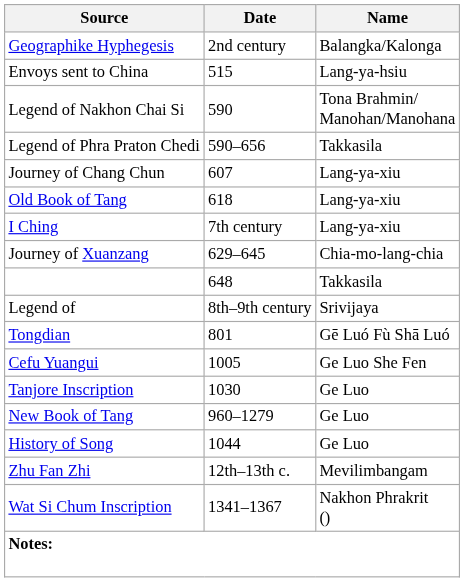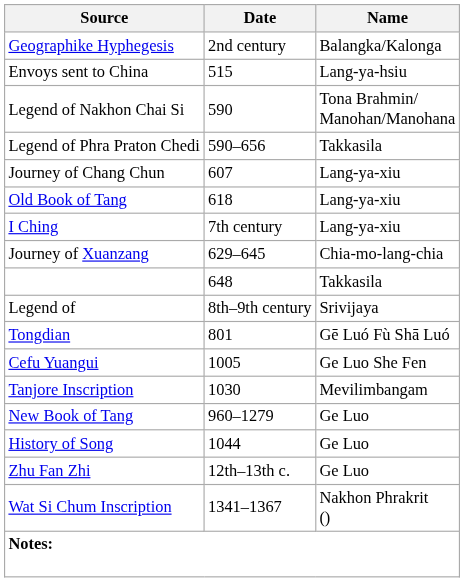(344, 389) Ge Luo -> (374, 389) Mevilimbangam
(374, 471) Mevilimbangam -> (344, 471) Ge Luo
